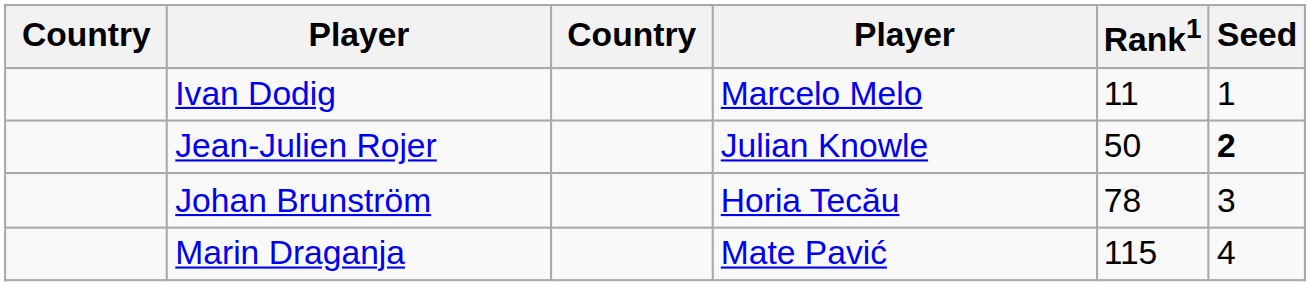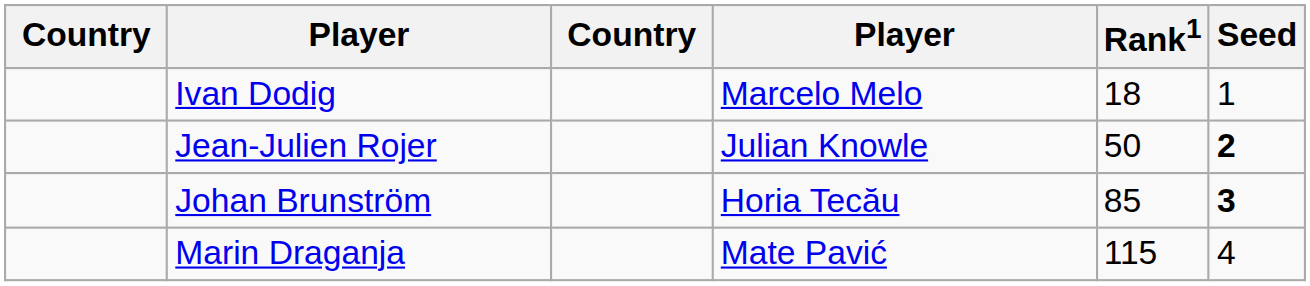(1121, 93) 11 -> (1122, 93) 18
(1122, 200) 78 -> (1122, 200) 85
(1226, 200) normal -> (1226, 200) bold
